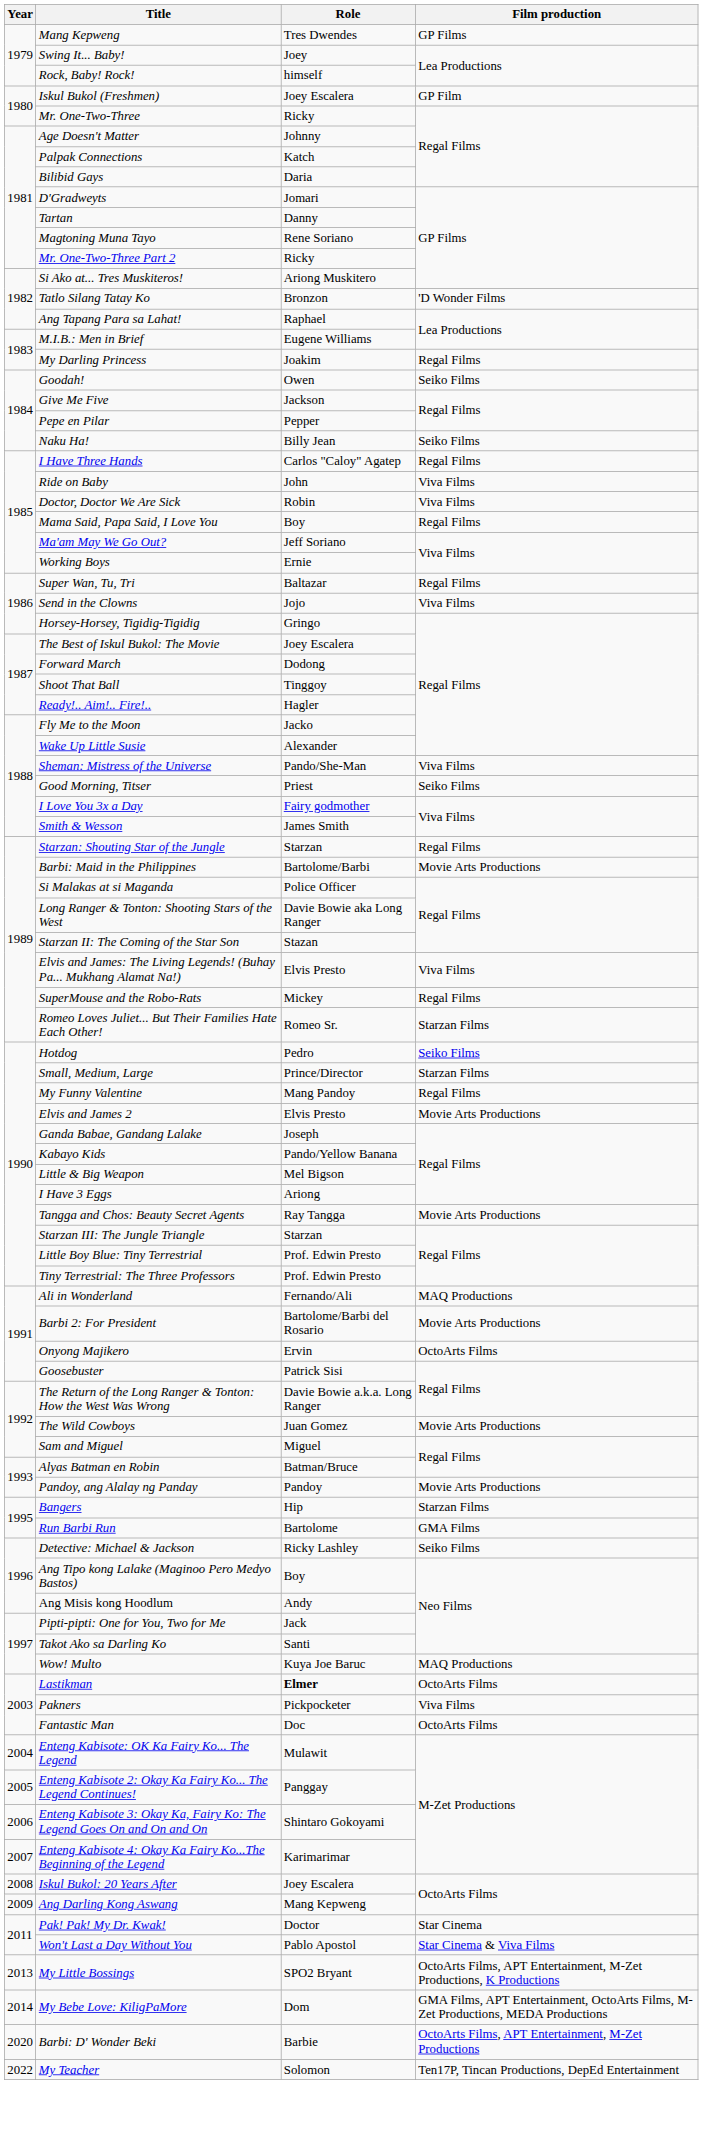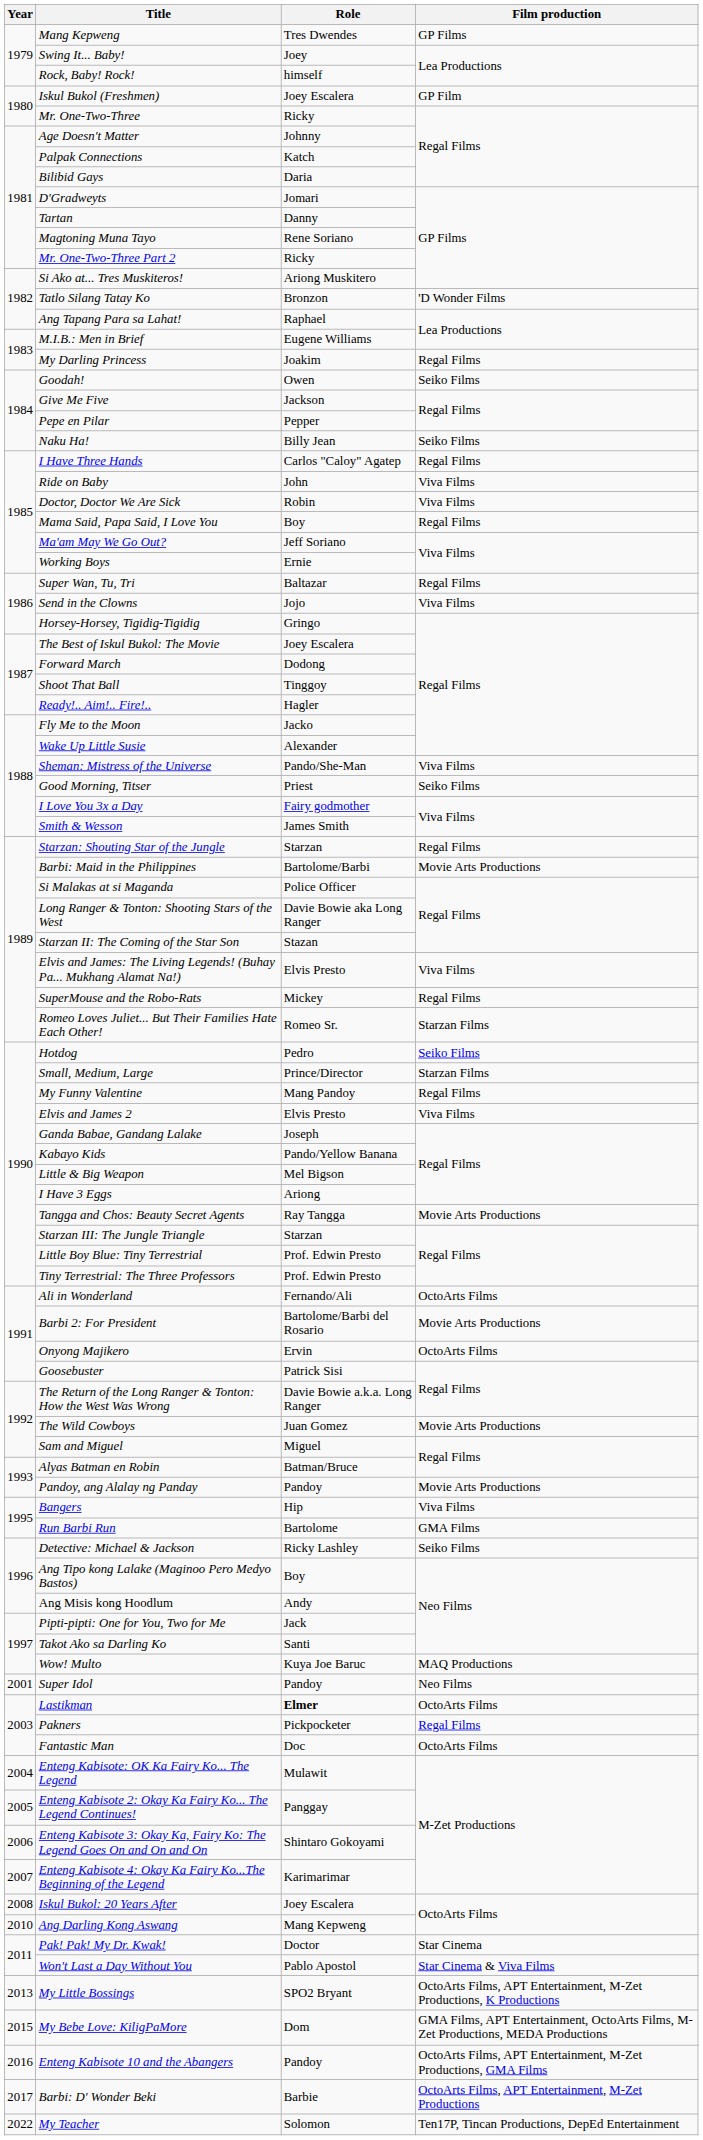(479, 1113) Movie Arts Productions -> (446, 1113) Viva Films
(465, 1296) MAQ Productions -> (458, 1296) OctoArts Films
(454, 1507) Starzan Films -> (446, 1507) Viva Films
+ row: (66, 1684)
(446, 1704) Viva Films -> (449, 1725) Regal Films
(20, 1904) 2009 -> (20, 1924) 2010
(20, 2007) 2014 -> (20, 2027) 2015
+ row: (136, 2062)
(20, 2041) 2020 -> (20, 2096) 2017
